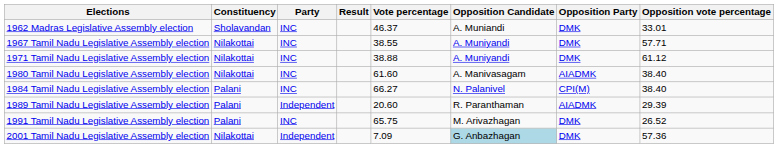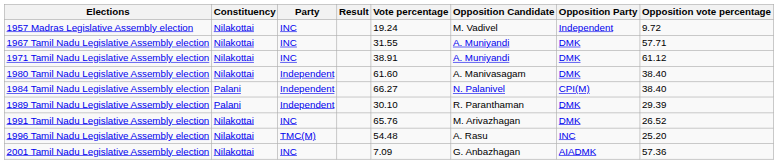+ row: (100, 27)
- row: (100, 27)
(385, 43) 38.55 -> (385, 43) 31.55
(385, 58) 38.88 -> (385, 58) 38.91
(289, 74) INC -> (307, 74) Independent
(578, 74) AIADMK -> (570, 74) DMK
(289, 89) INC -> (307, 89) Independent
(385, 105) 20.60 -> (385, 105) 30.10
(578, 105) AIADMK -> (570, 105) DMK
(227, 120) Palani -> (234, 120) Nilakottai
(385, 120) 65.75 -> (385, 120) 65.76
+ row: (108, 136)
(307, 136) Independent -> (289, 151) INC
(487, 136) lightblue background -> (487, 151) no background
(570, 136) DMK -> (578, 151) AIADMK
